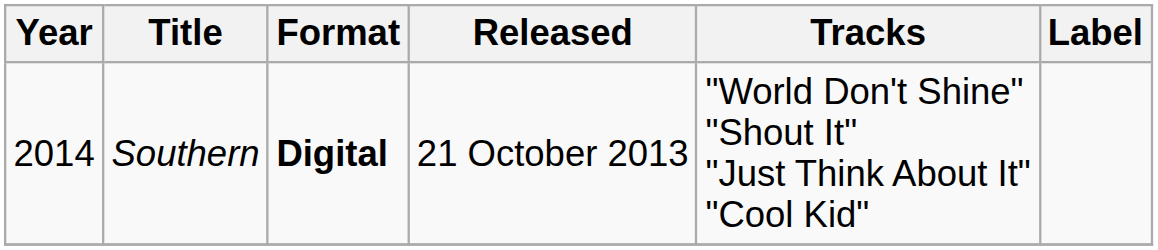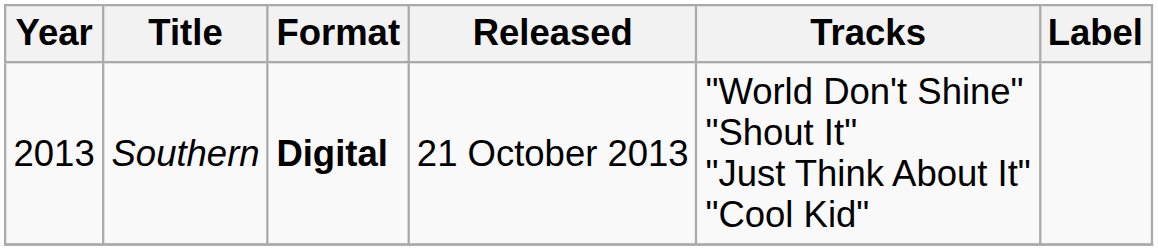(54, 152) 2014 -> (54, 152) 2013
